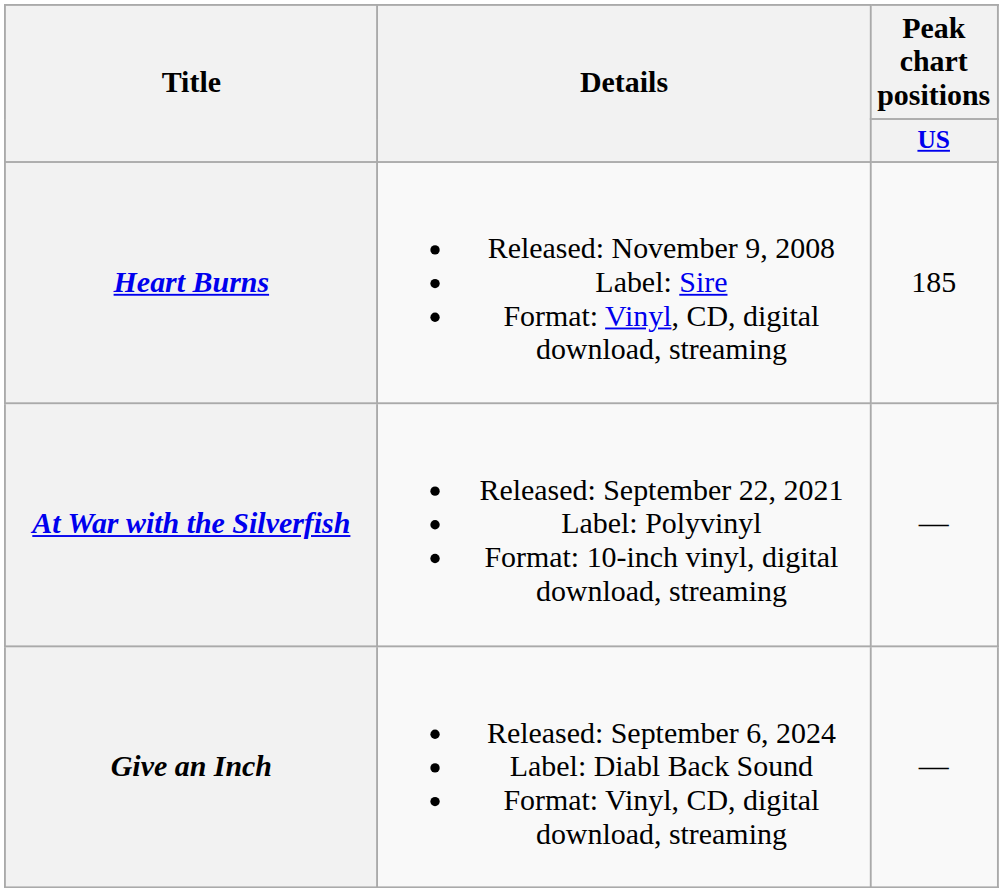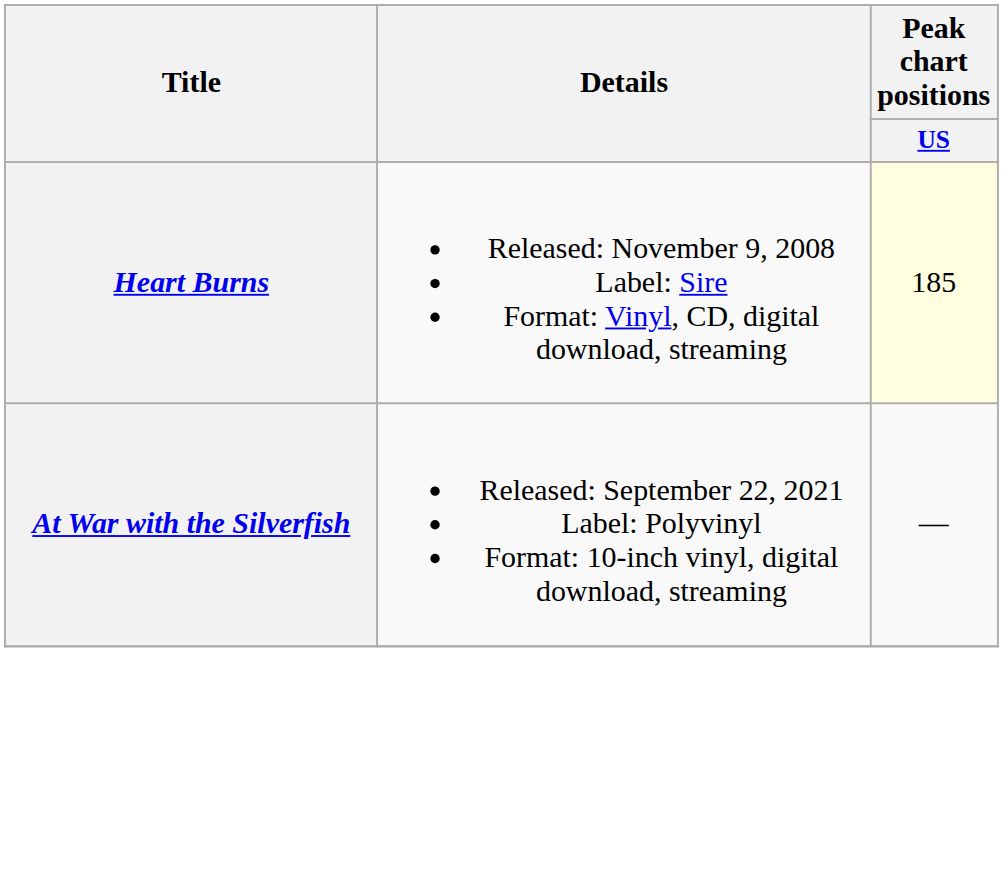(934, 282) no background -> (934, 282) lightyellow background
- row: (191, 766)
